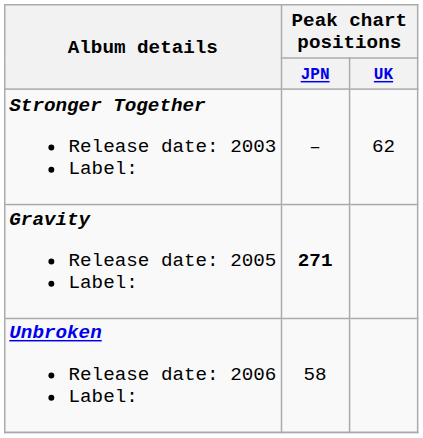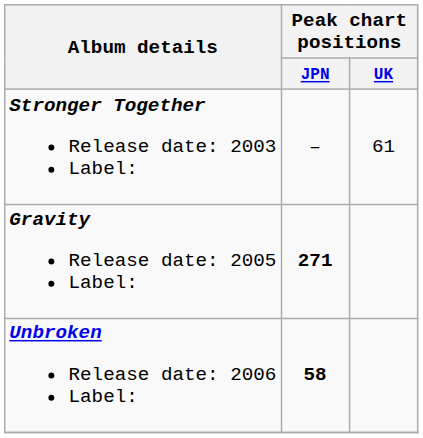(383, 147) 62 -> (383, 147) 61
(315, 375) normal -> (315, 375) bold
